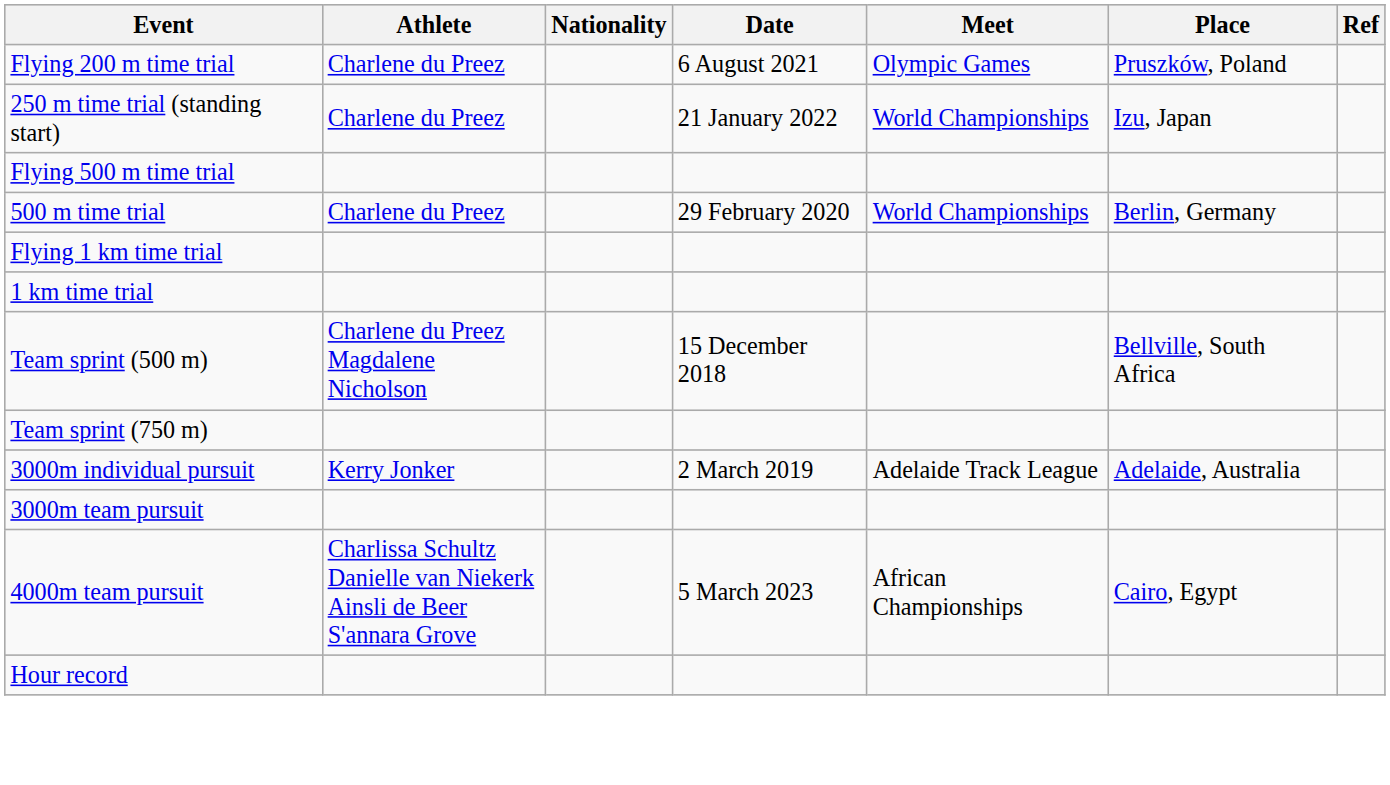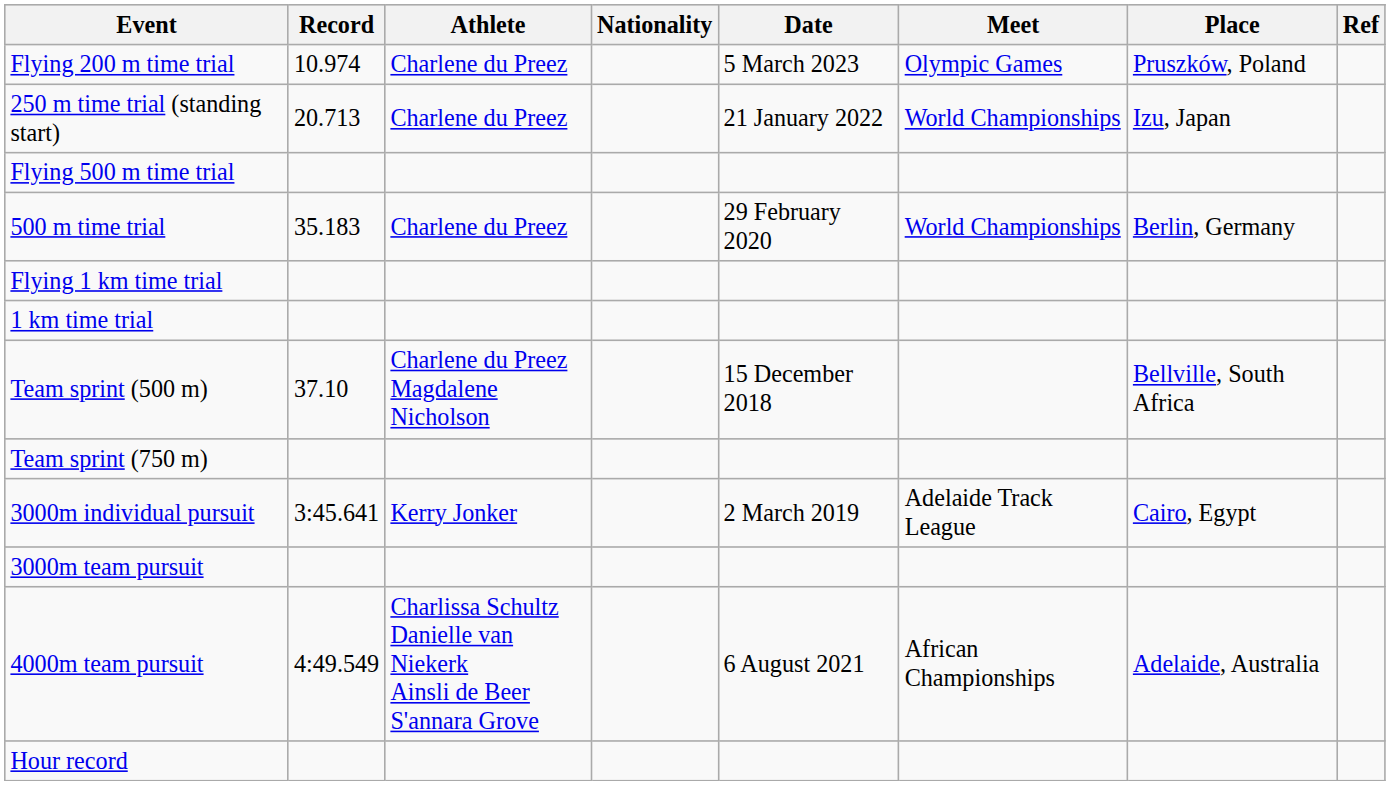+ column: (337, 24)
(748, 64) 6 August 2021 -> (791, 64) 5 March 2023
(1207, 469) Adelaide, Australia -> (1195, 512) Cairo, Egypt
(746, 591) 5 March 2023 -> (794, 663) 6 August 2021
(1175, 591) Cairo, Egypt -> (1226, 663) Adelaide, Australia
